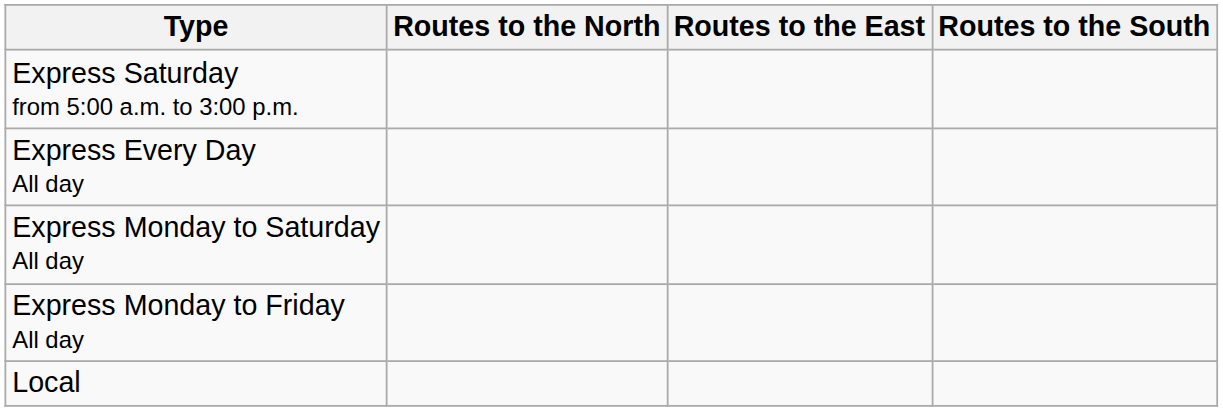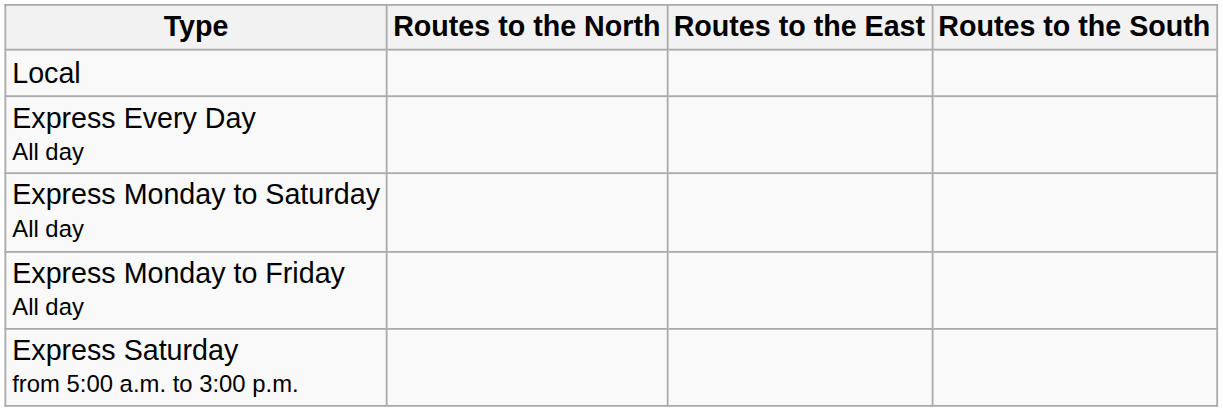rows swapped: (46, 383) <-> (155, 88)
